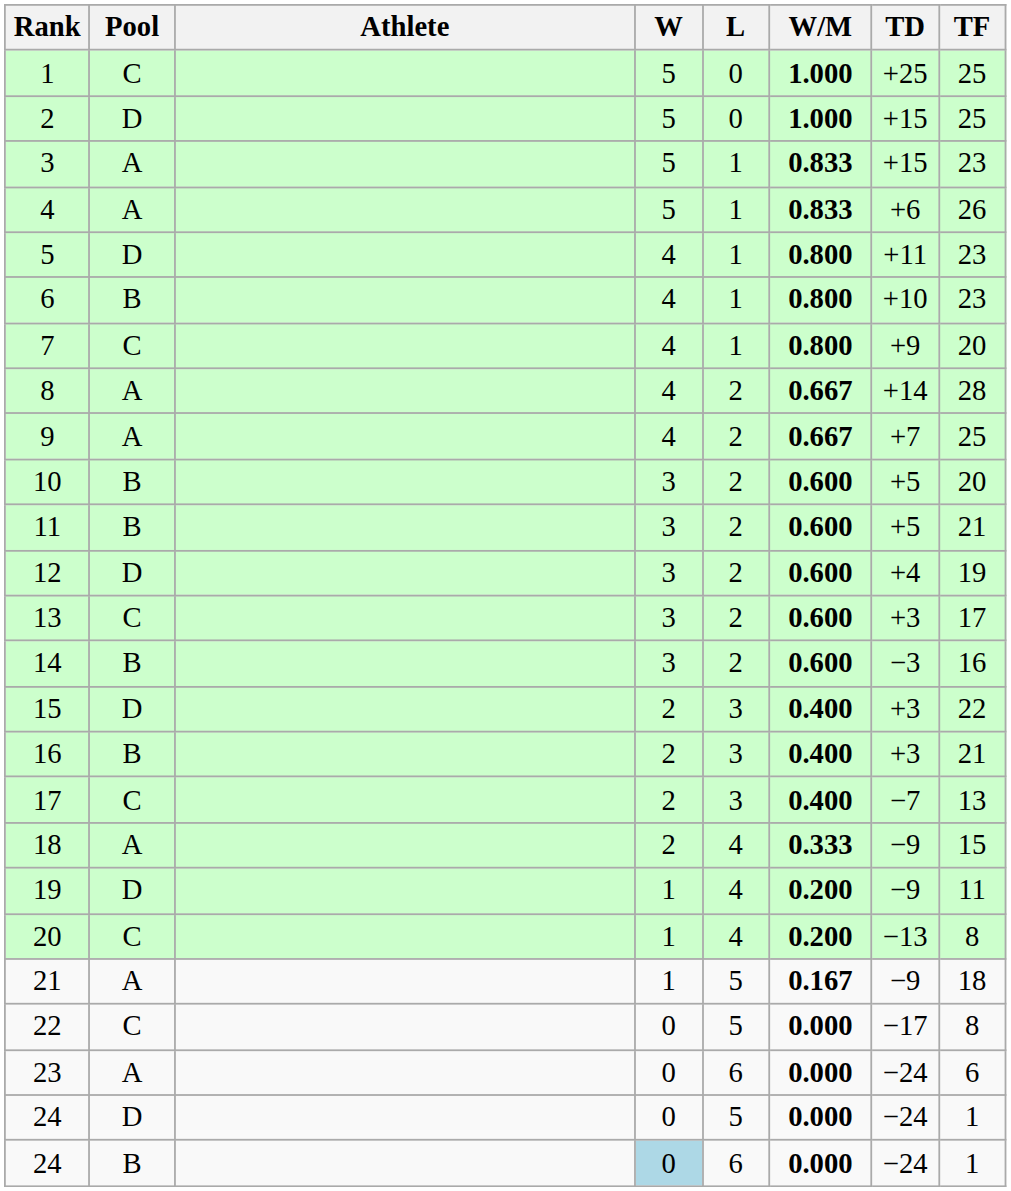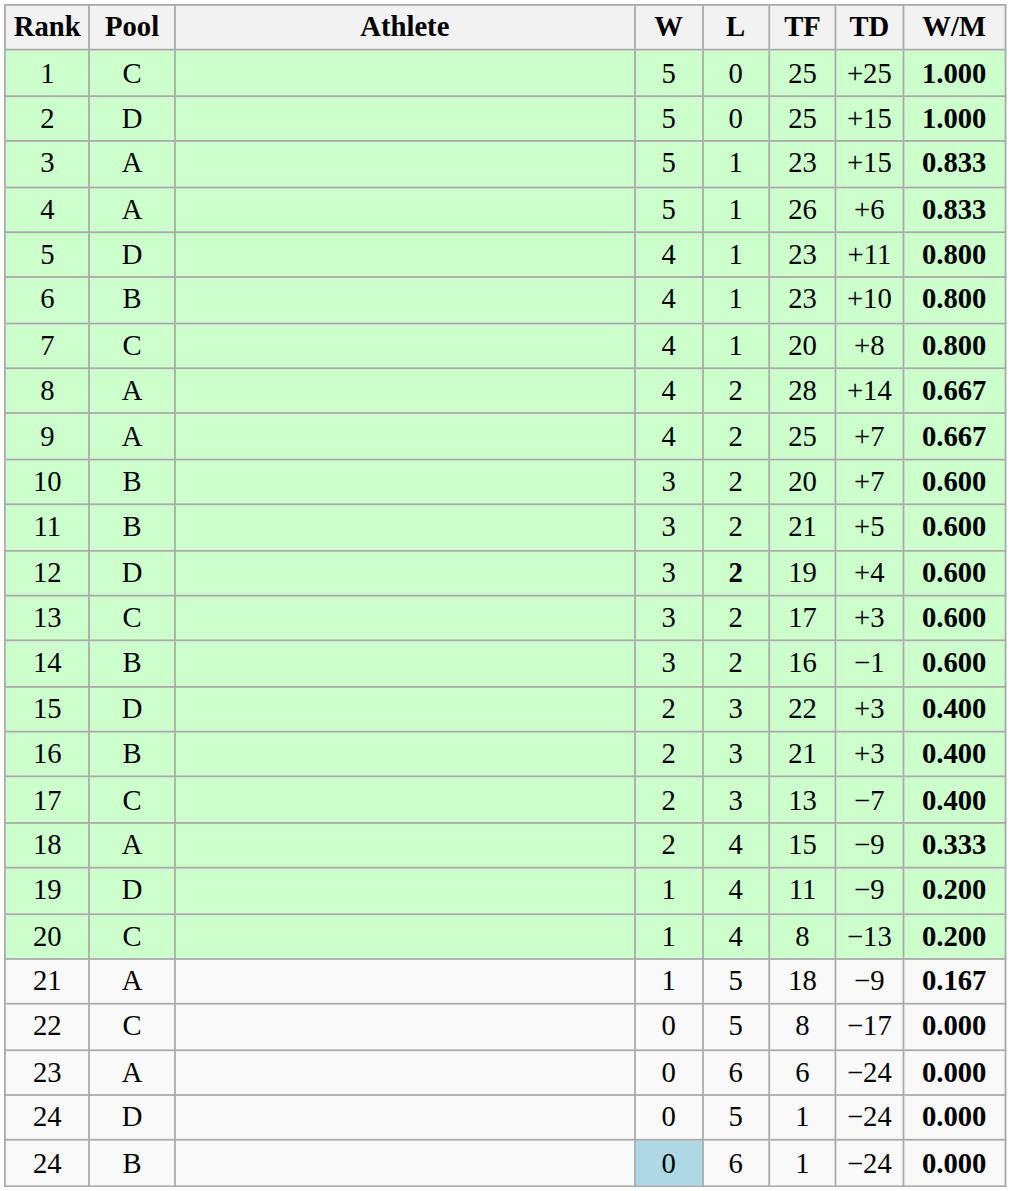columns swapped: (820, 27) <-> (972, 27)
(905, 345) +9 -> (869, 345) +8
(905, 481) +5 -> (869, 481) +7
(736, 572) normal -> (736, 572) bold
(905, 663) −3 -> (869, 663) −1
